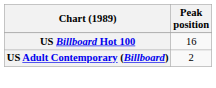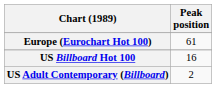+ row: (88, 41)
